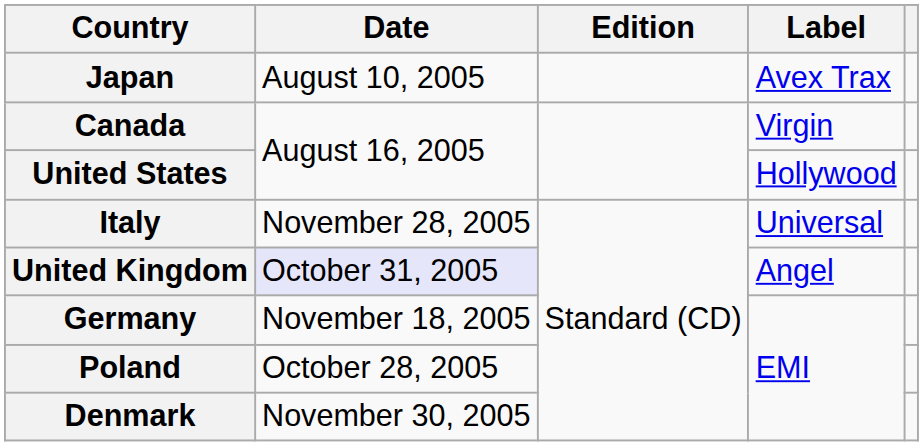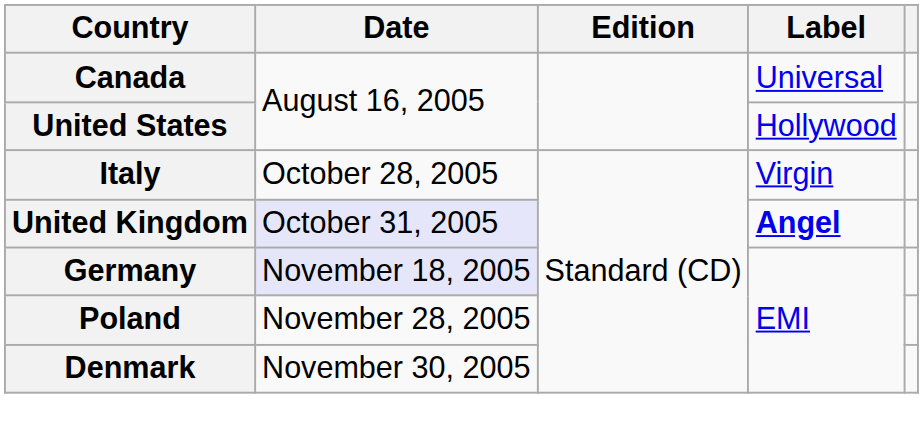- row: (130, 77)
(794, 125) Virgin -> (819, 77) Universal
(396, 222) November 28, 2005 -> (380, 174) October 28, 2005
(819, 222) Universal -> (794, 174) Virgin
(795, 271) normal -> (798, 222) bold
(396, 319) no background -> (396, 271) lavender background
(380, 367) October 28, 2005 -> (396, 319) November 28, 2005
